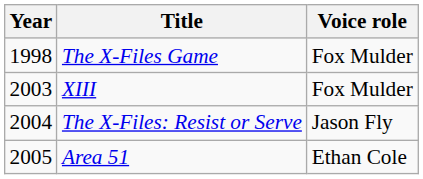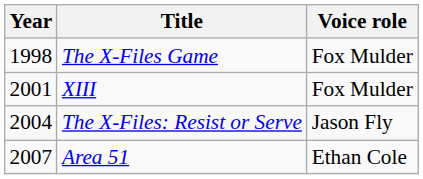(31, 88) 2003 -> (31, 88) 2001
(31, 156) 2005 -> (31, 156) 2007
